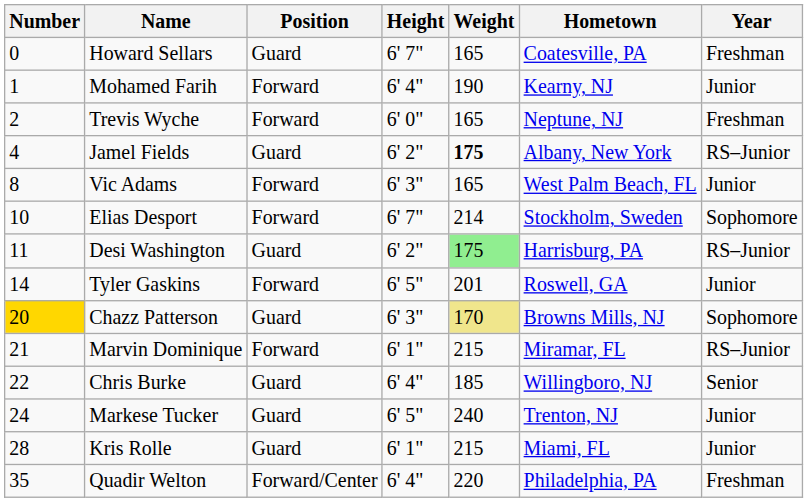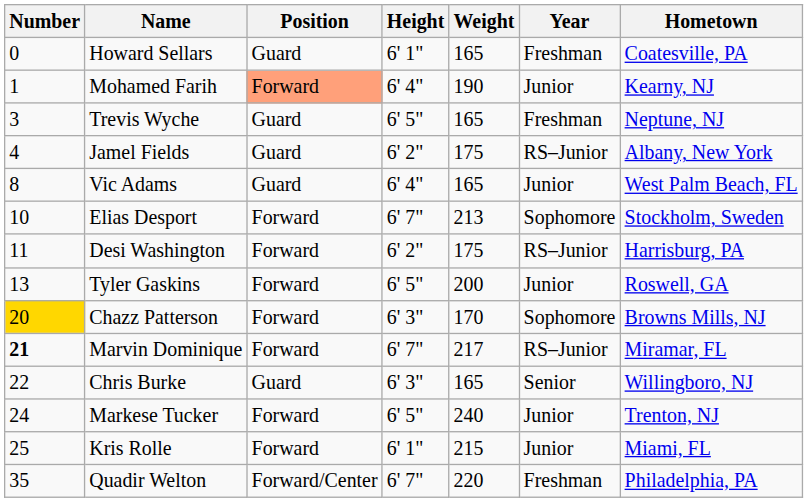columns swapped: (752, 21) <-> (610, 21)
(405, 53) 6' 7" -> (405, 53) 6' 1"
(285, 86) no background -> (285, 86) lightsalmon background
(14, 119) 2 -> (14, 119) 3
(285, 119) Forward -> (276, 119) Guard
(405, 119) 6' 0" -> (405, 119) 6' 5"
(468, 152) bold -> (468, 152) normal
(285, 185) Forward -> (276, 185) Guard
(405, 185) 6' 3" -> (405, 185) 6' 4"
(468, 218) 214 -> (468, 218) 213
(276, 250) Guard -> (285, 250) Forward
(468, 250) lightgreen background -> (468, 250) no background
(19, 283) 14 -> (19, 283) 13
(468, 283) 201 -> (468, 283) 200
(276, 316) Guard -> (285, 316) Forward
(468, 316) khaki background -> (468, 316) no background
(19, 349) normal -> (19, 349) bold
(405, 349) 6' 1" -> (405, 349) 6' 7"
(468, 349) 215 -> (468, 349) 217
(405, 382) 6' 4" -> (405, 382) 6' 3"
(468, 382) 185 -> (468, 382) 165
(276, 415) Guard -> (285, 415) Forward
(19, 447) 28 -> (19, 447) 25
(276, 447) Guard -> (285, 447) Forward
(405, 480) 6' 4" -> (405, 480) 6' 7"
